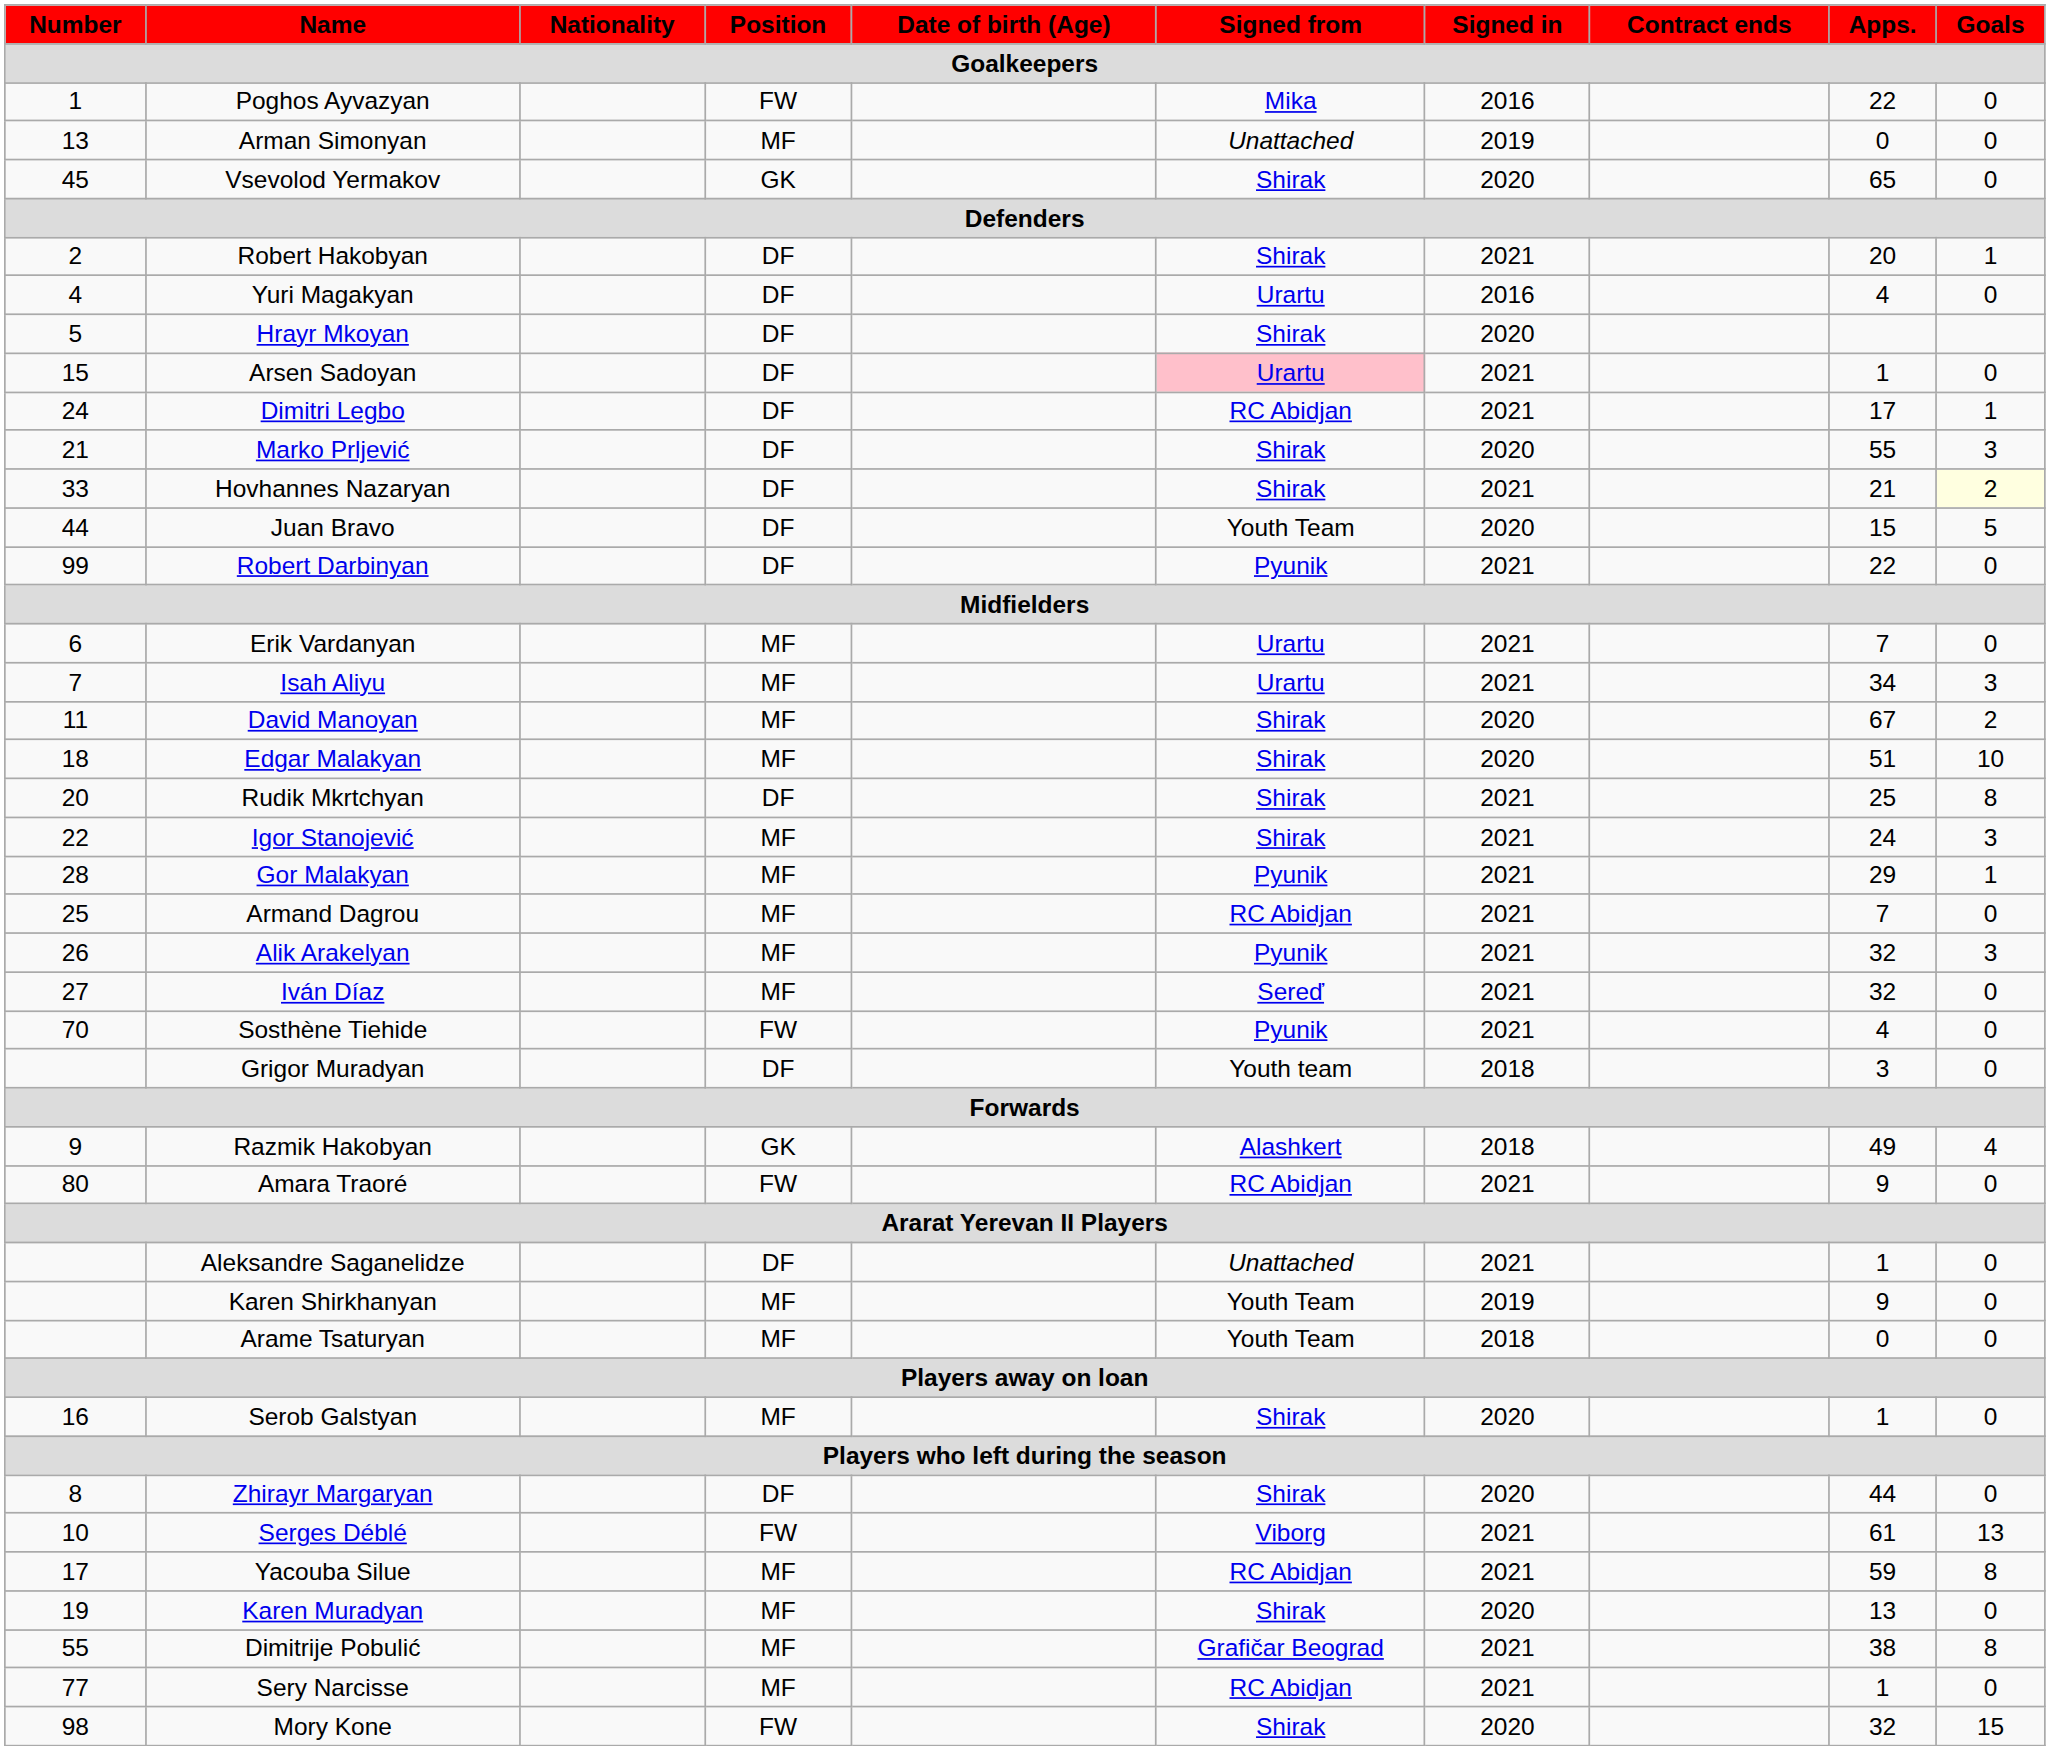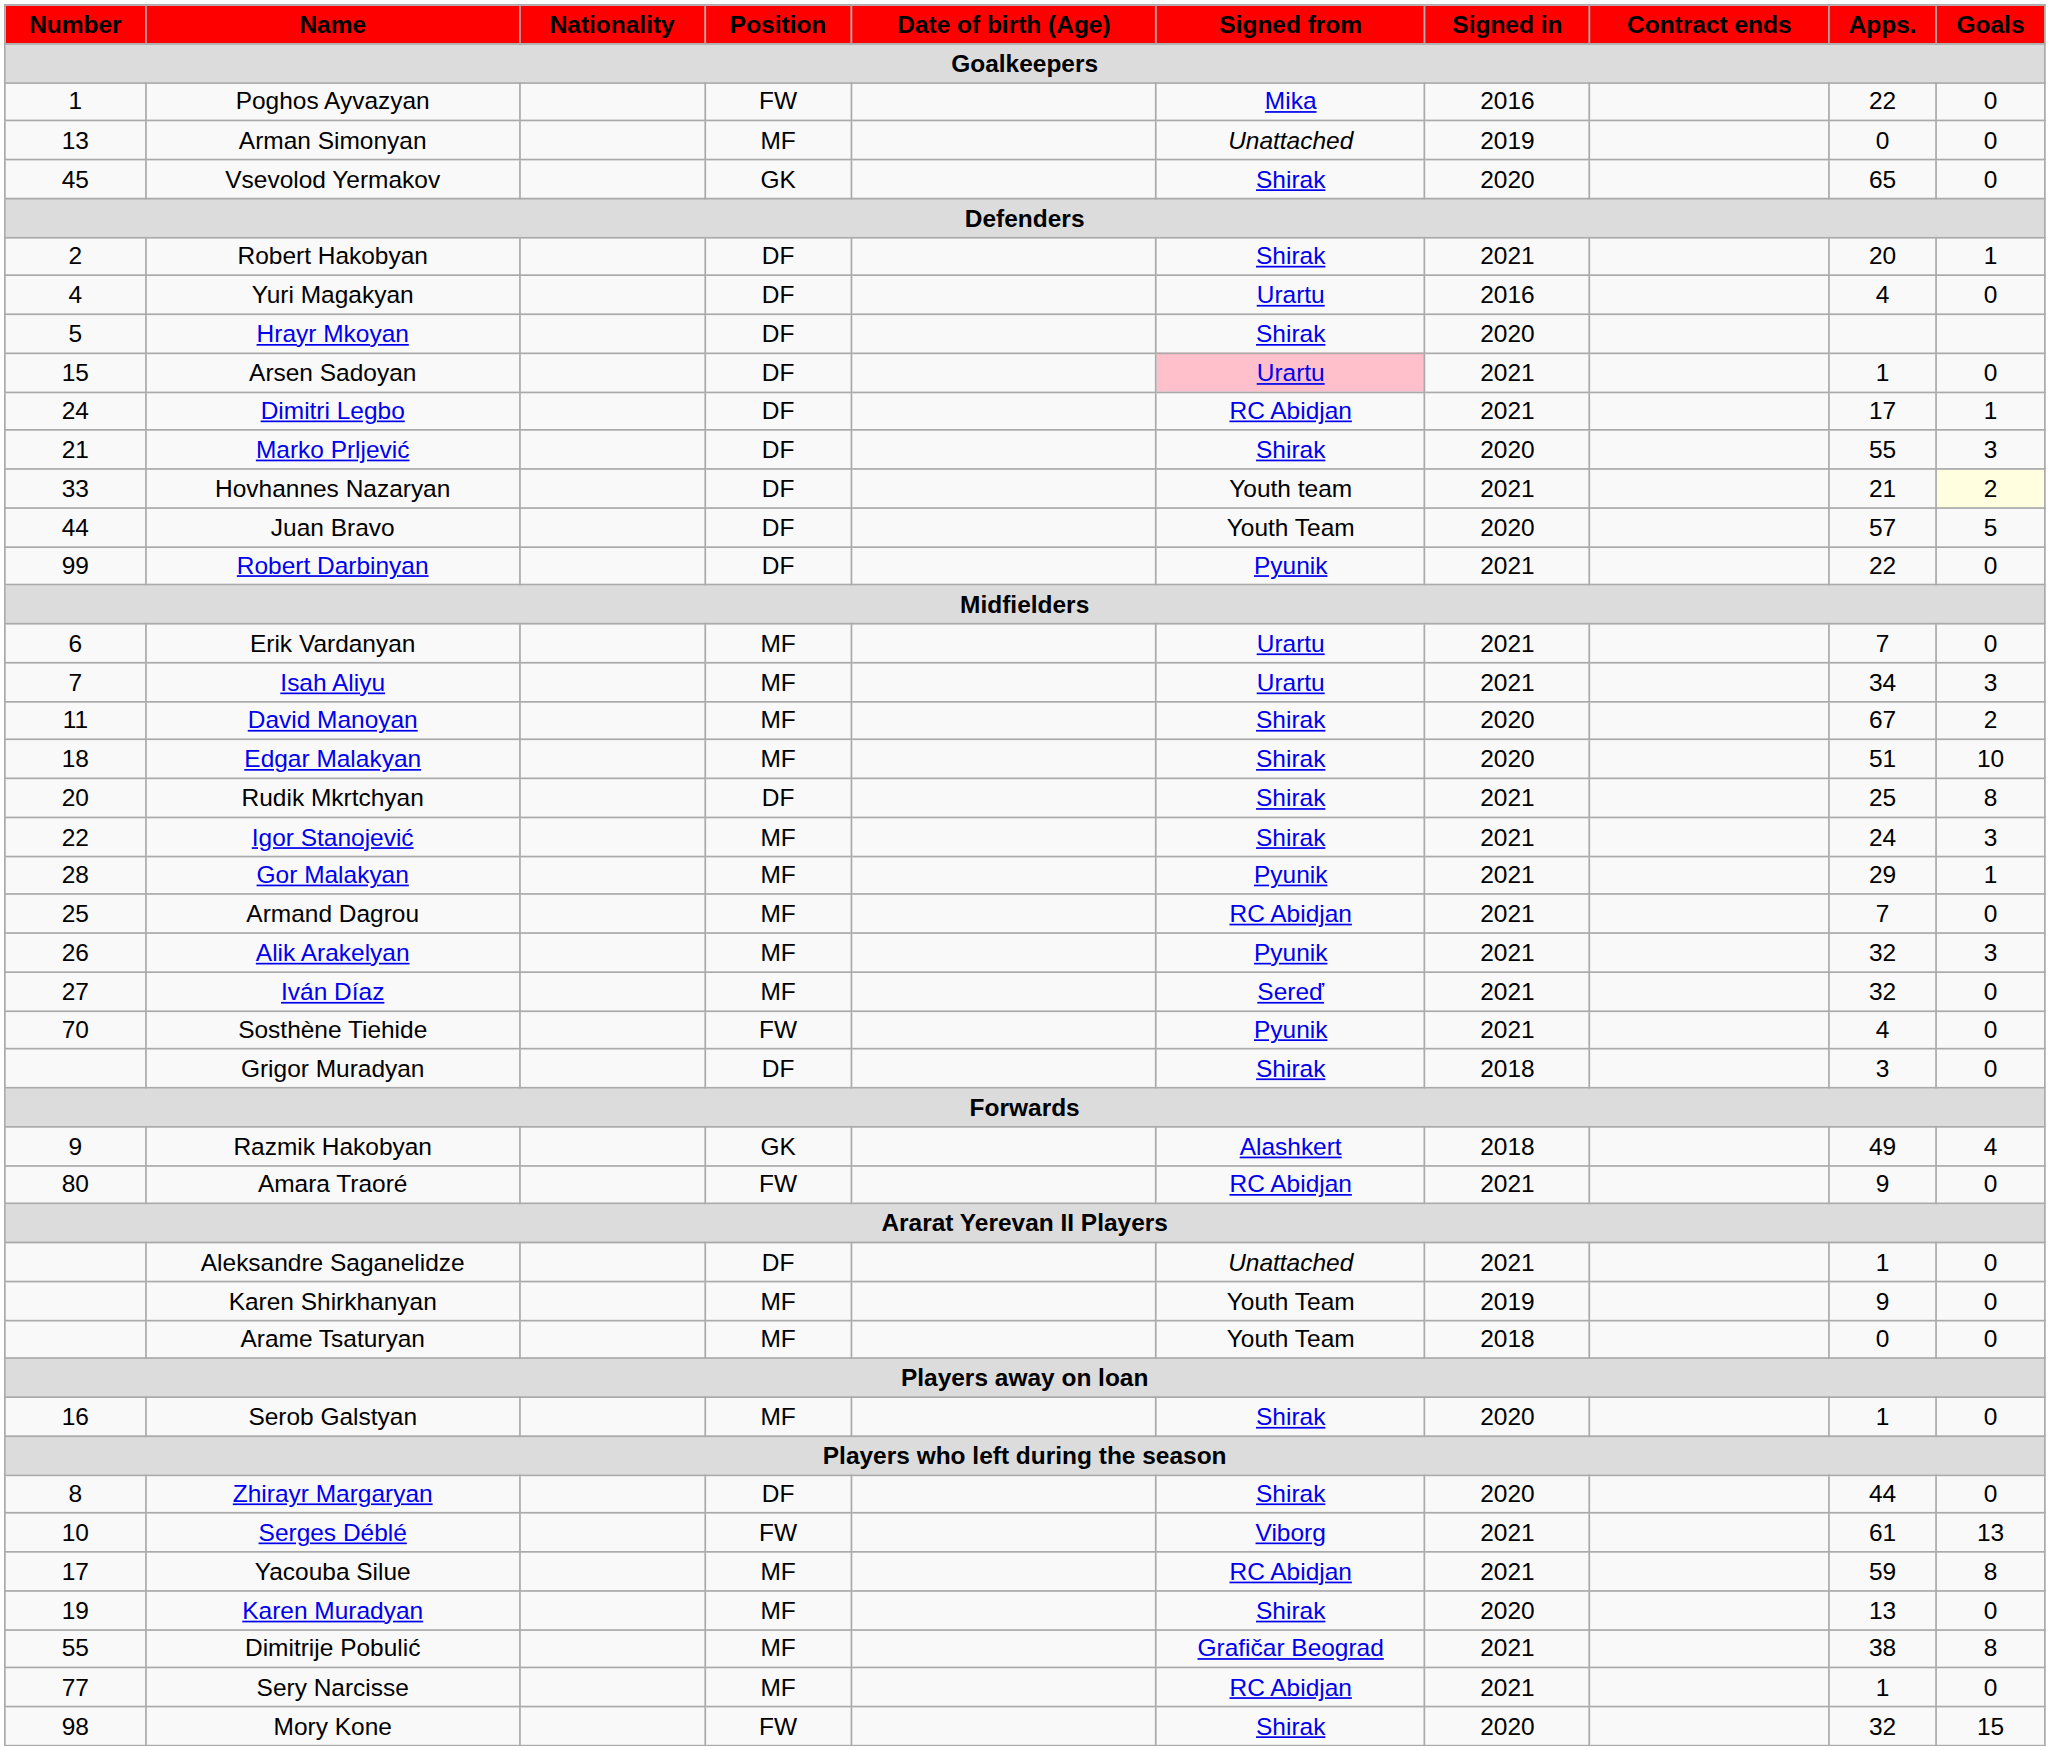(1291, 489) Shirak -> (1291, 489) Youth team
(1883, 527) 15 -> (1883, 527) 57
(1291, 1069) Youth team -> (1291, 1069) Shirak
